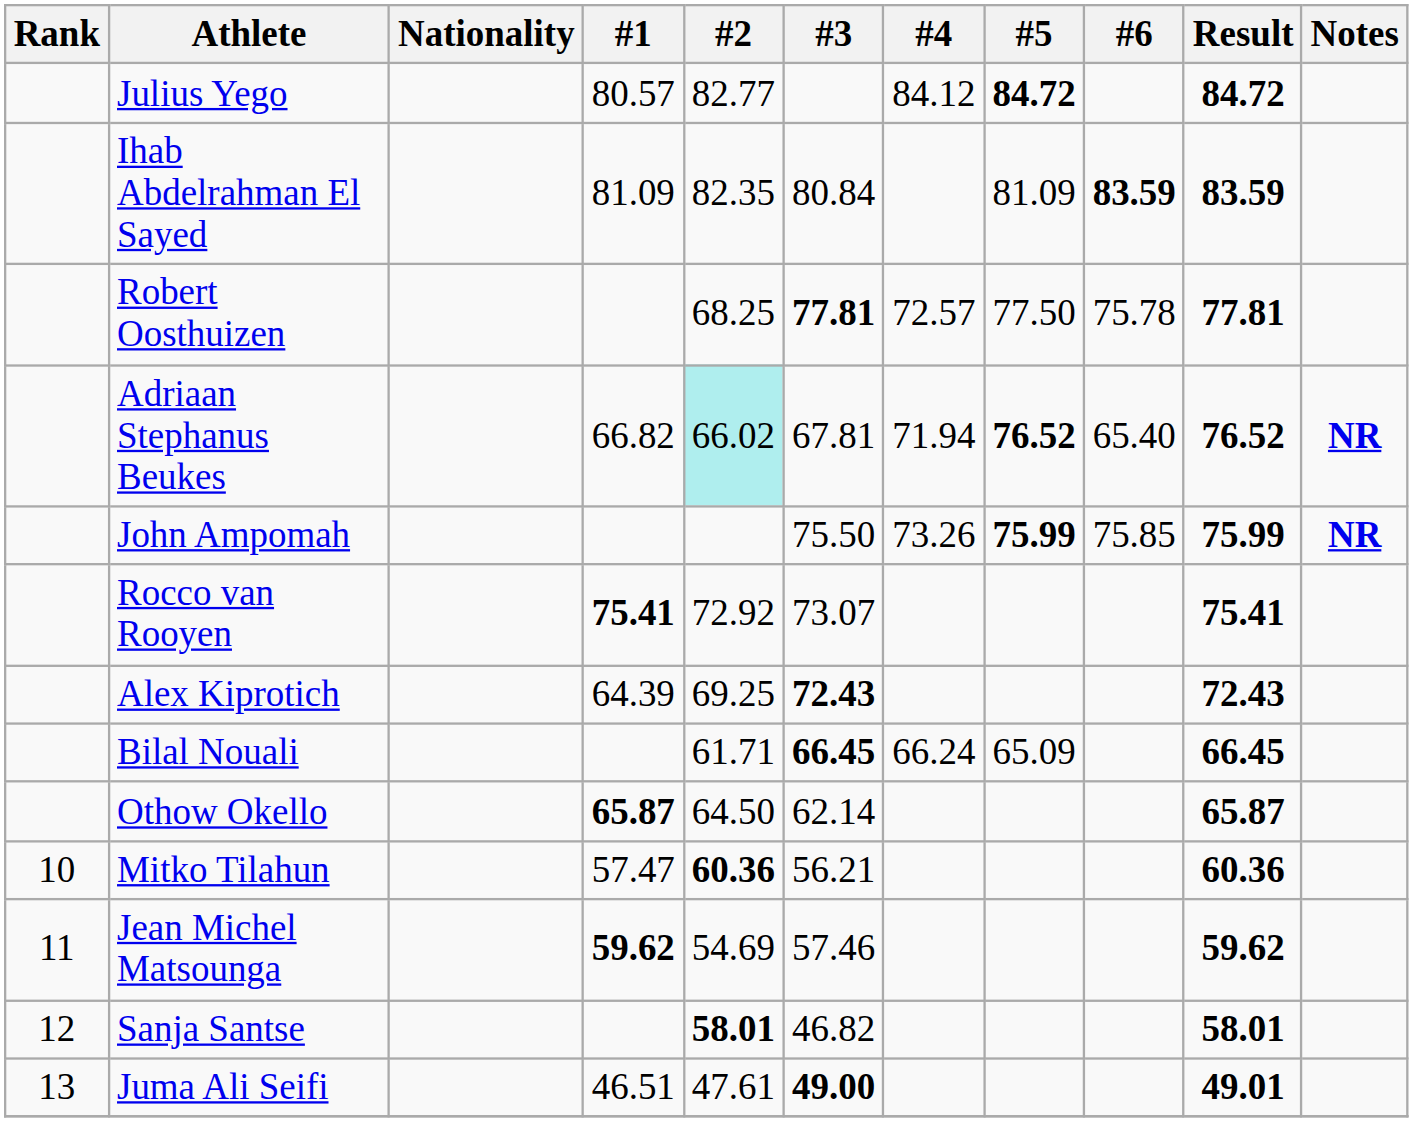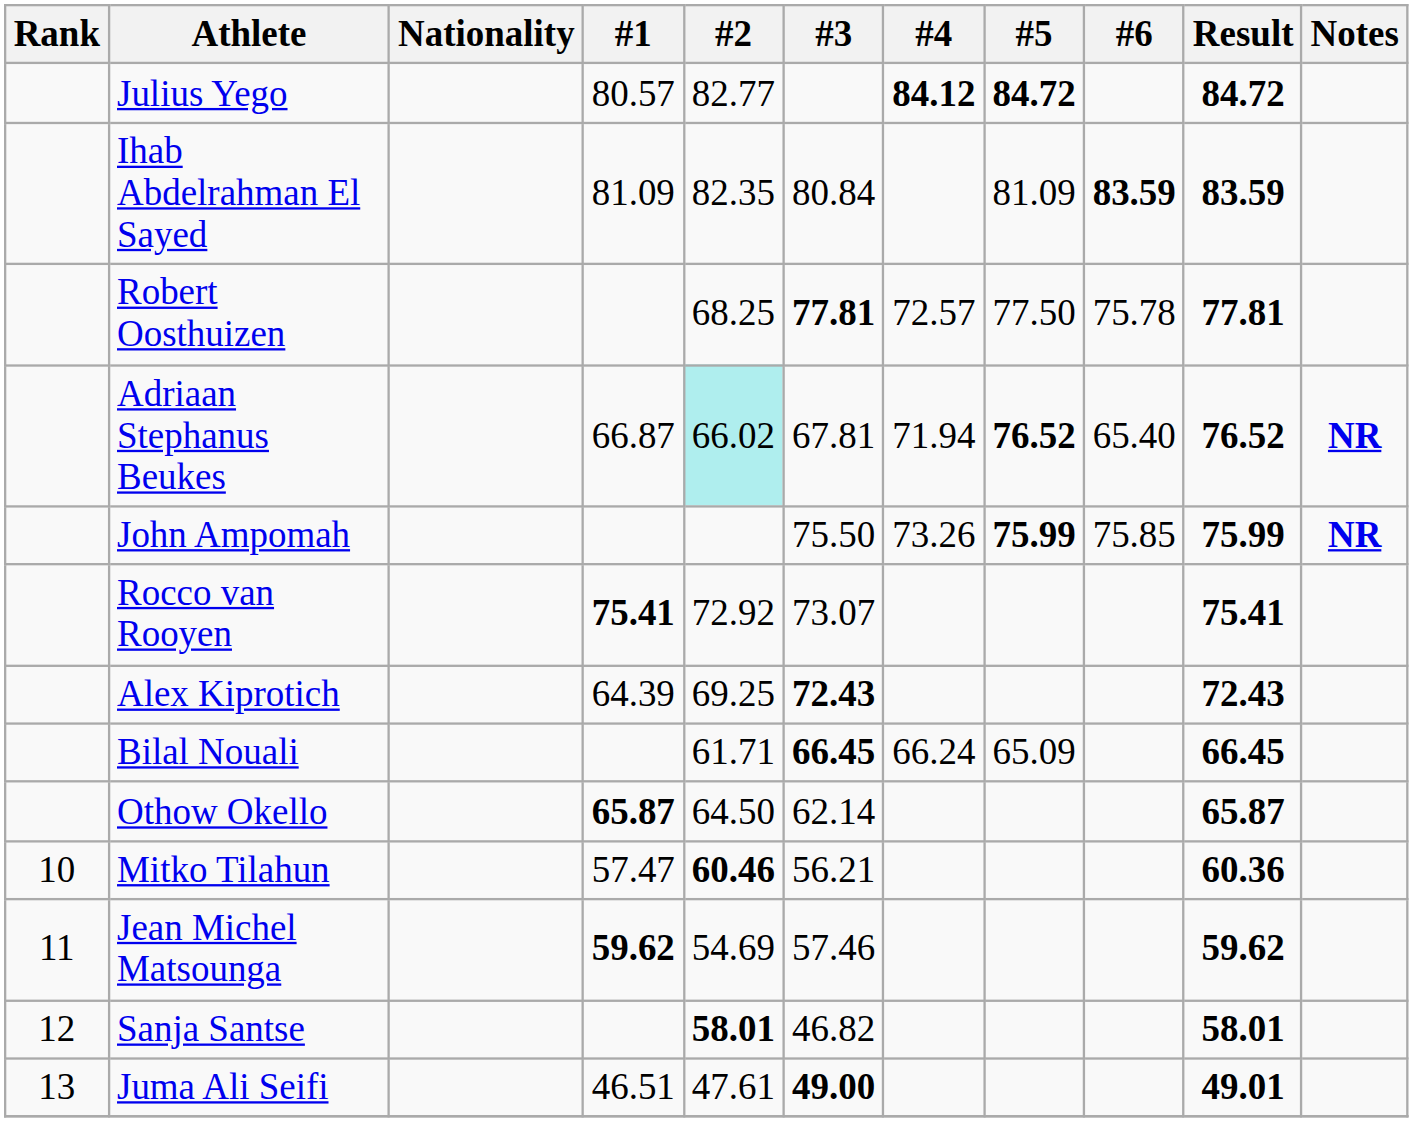(934, 92) normal -> (934, 92) bold
(633, 434) 66.82 -> (633, 434) 66.87
(733, 869) 60.36 -> (733, 869) 60.46
